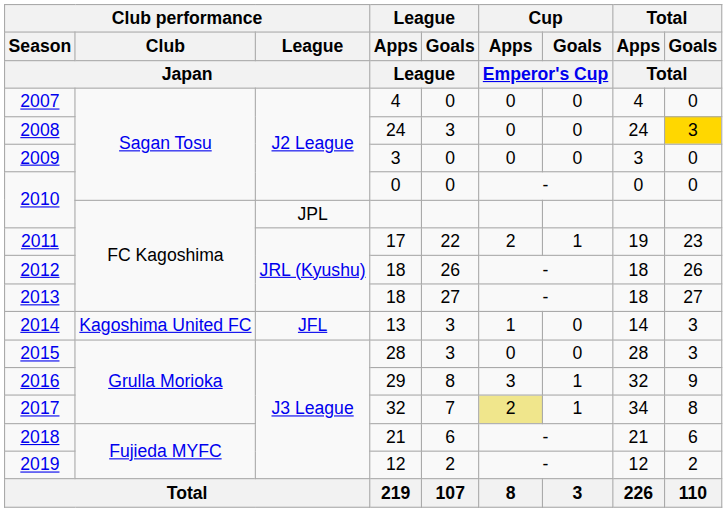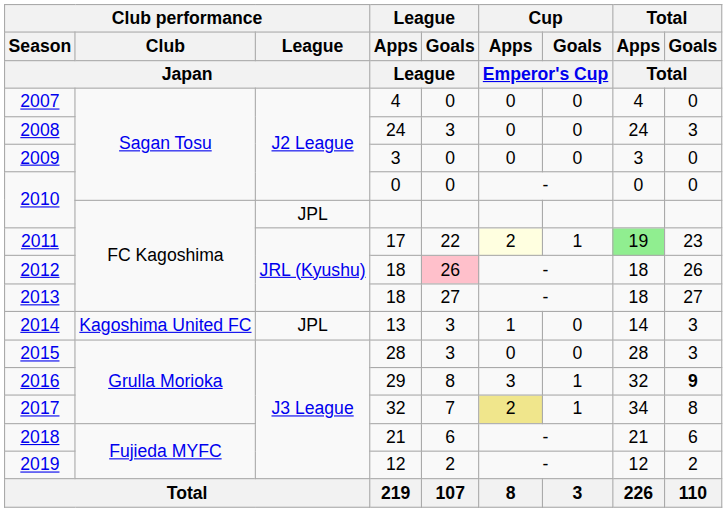(693, 130) gold background -> (693, 130) no background
(511, 241) no background -> (511, 241) lightyellow background
(638, 241) no background -> (638, 241) lightgreen background
(450, 269) no background -> (450, 269) pink background
(313, 325) JFL -> (313, 325) JPL
(693, 381) normal -> (693, 381) bold
